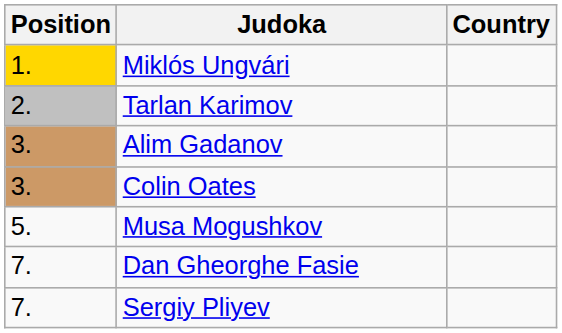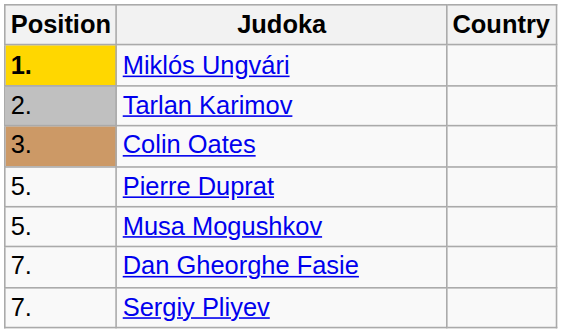(21, 65) normal -> (21, 65) bold
- row: (203, 145)
+ row: (198, 186)
